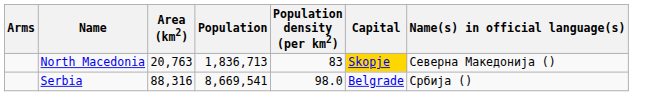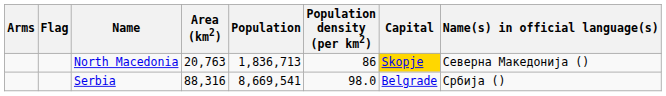+ column: (55, 28)
(336, 62) 83 -> (369, 62) 86
